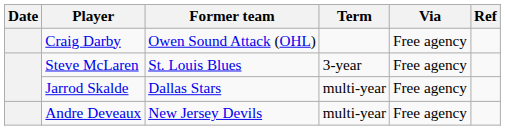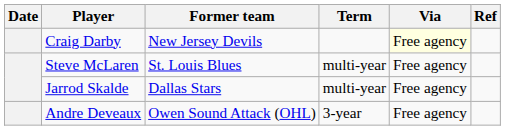(232, 40) Owen Sound Attack (OHL) -> (205, 40) New Jersey Devils
(430, 40) no background -> (430, 40) lightyellow background
(342, 64) 3-year -> (354, 64) multi-year
(205, 112) New Jersey Devils -> (232, 112) Owen Sound Attack (OHL)
(354, 112) multi-year -> (342, 112) 3-year
